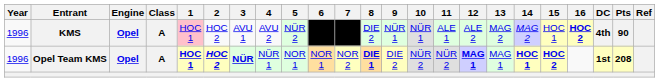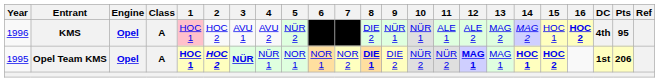(623, 33) 90 -> (623, 33) 95
(18, 59) 1996 -> (18, 59) 1995
(623, 59) 208 -> (623, 59) 206
